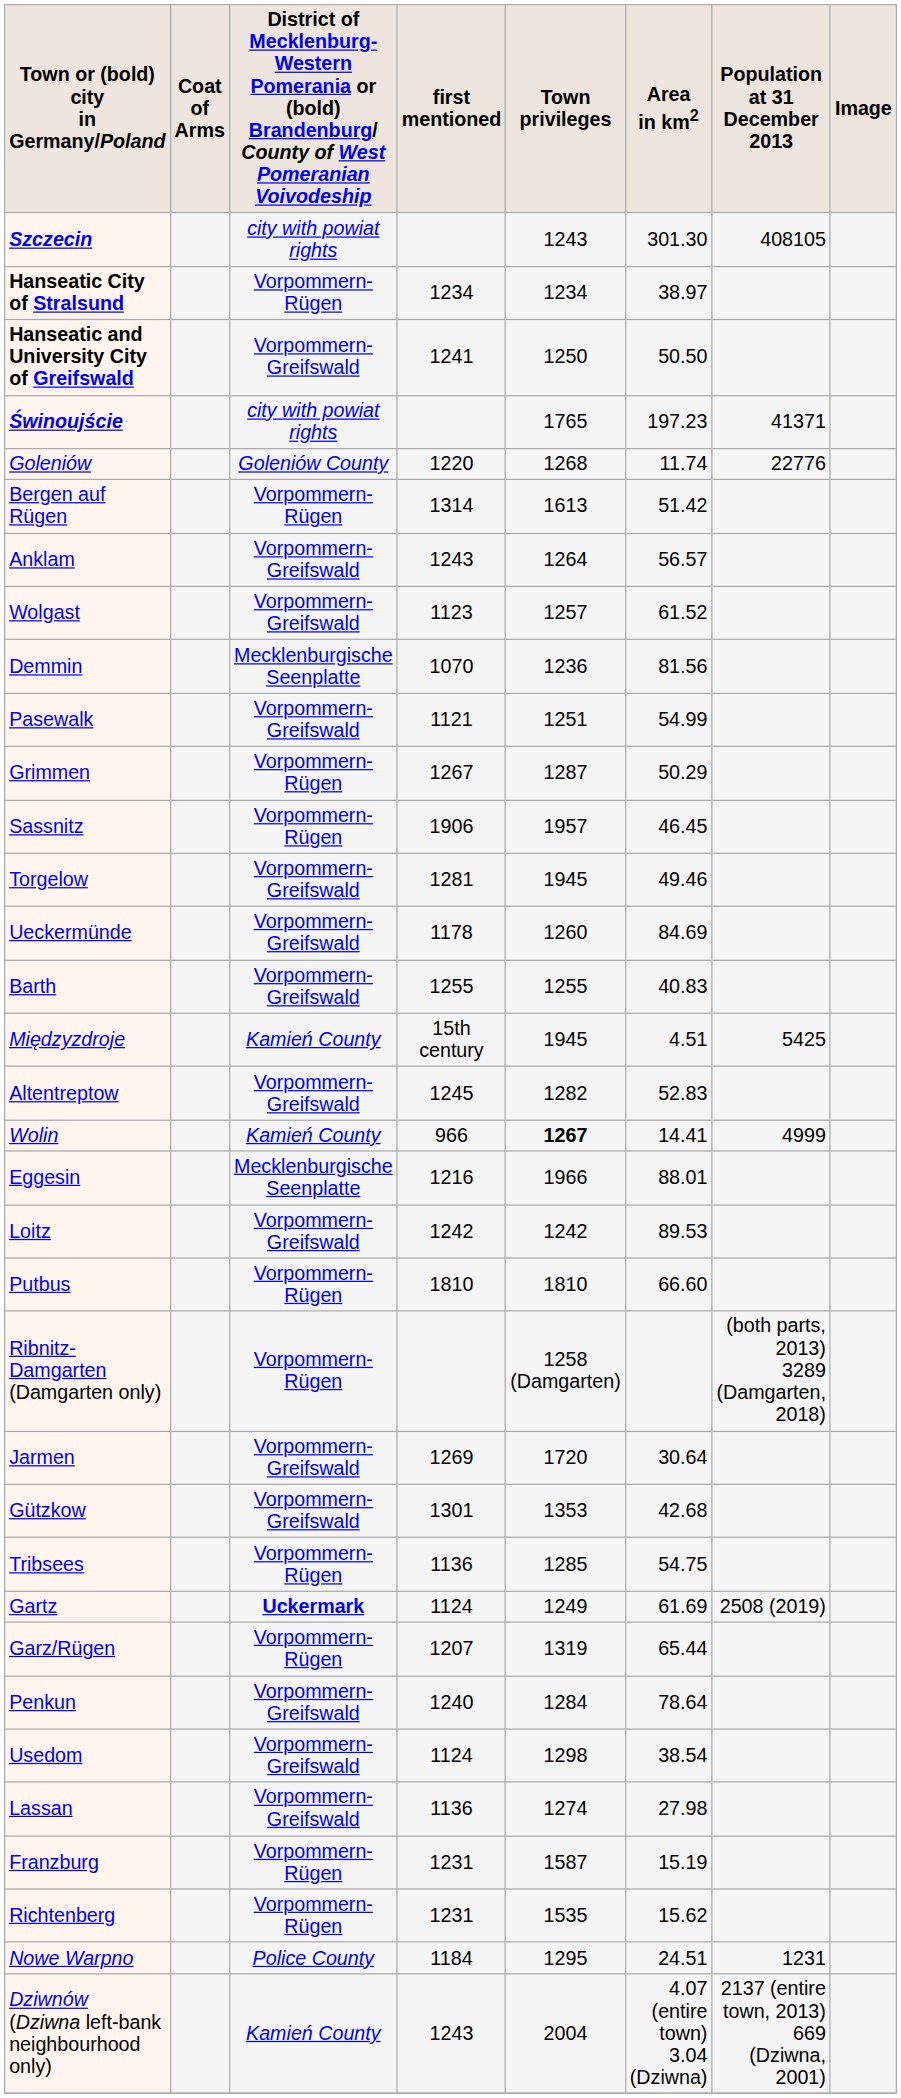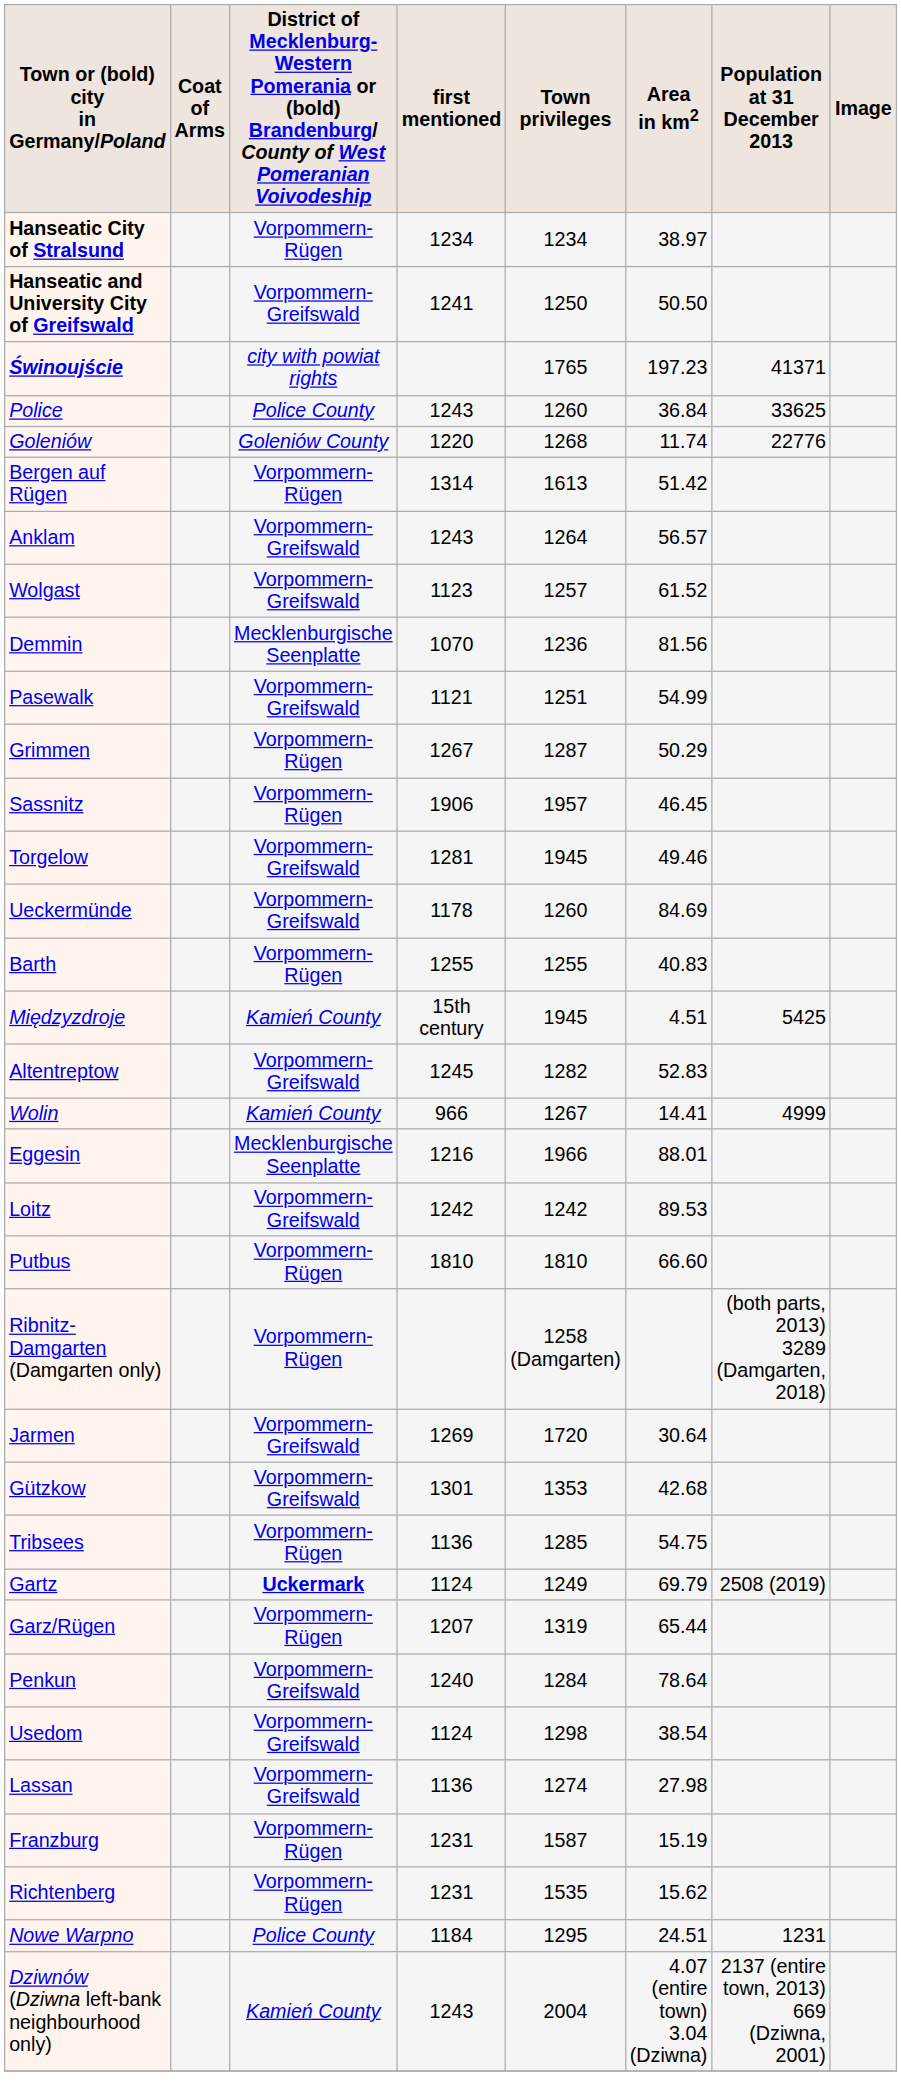- row: (51, 239)
+ row: (36, 410)
(313, 986) Vorpommern-Greifswald -> (313, 964) Vorpommern-Rügen
(565, 1135) bold -> (565, 1113) normal
(683, 1606) 61.69 -> (683, 1584) 69.79
